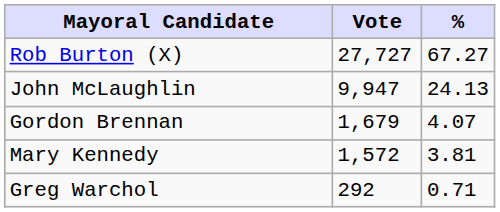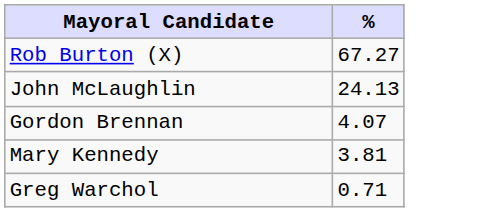- column: (377, 22)
